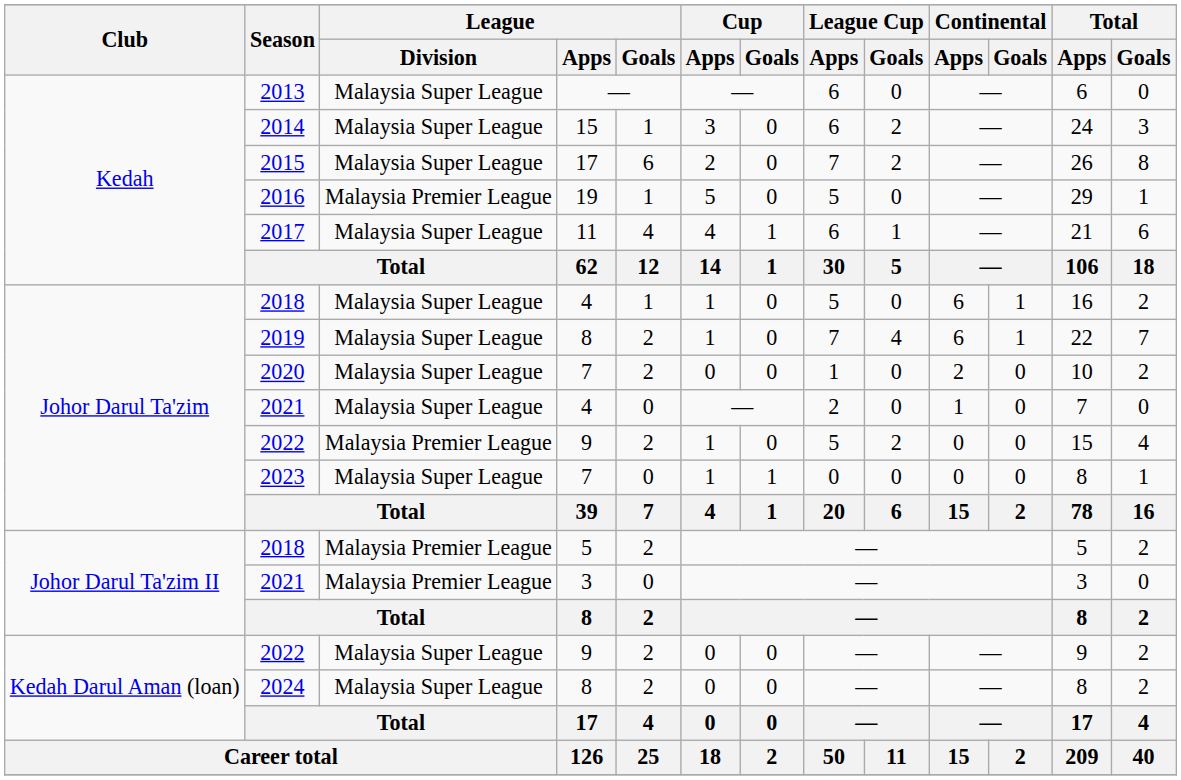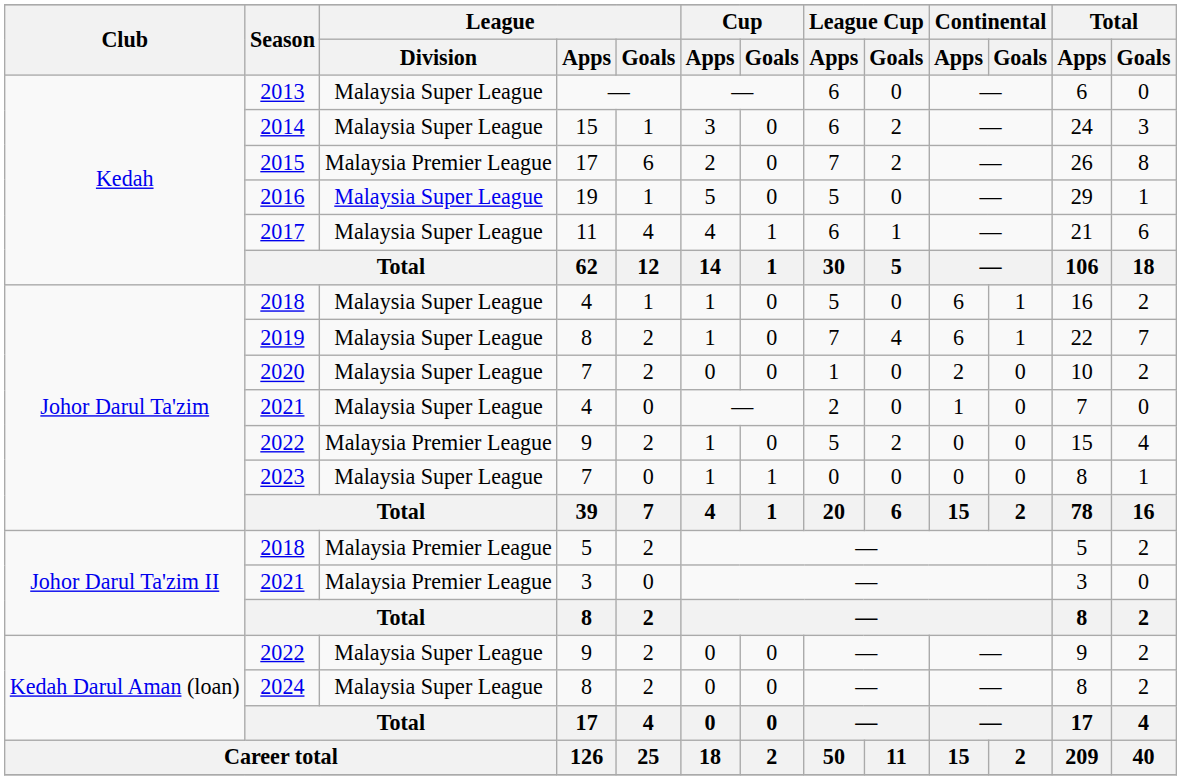(439, 162) Malaysia Super League -> (439, 162) Malaysia Premier League
(439, 197) Malaysia Premier League -> (439, 197) Malaysia Super League
